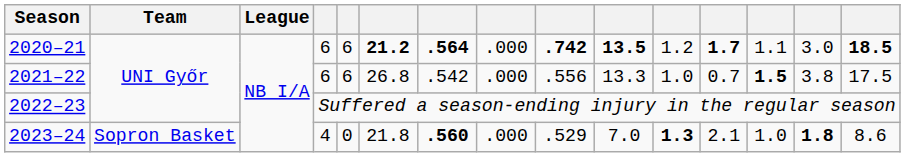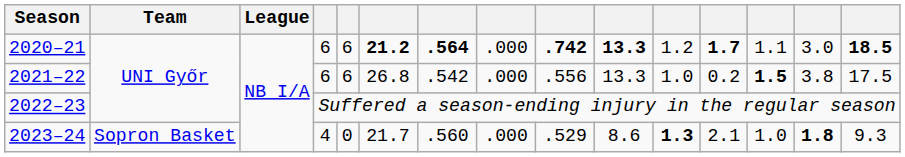(624, 49) 13.5 -> (624, 49) 13.3
(724, 78) 0.7 -> (724, 78) 0.2
(388, 137) 21.8 -> (388, 137) 21.7
(447, 137) bold -> (447, 137) normal
(624, 137) 7.0 -> (624, 137) 8.6
(870, 137) 8.6 -> (870, 137) 9.3
